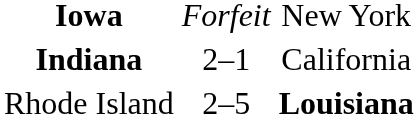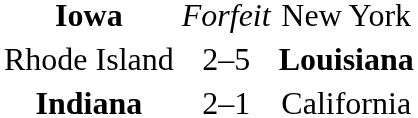rows swapped: (89, 103) <-> (89, 59)
